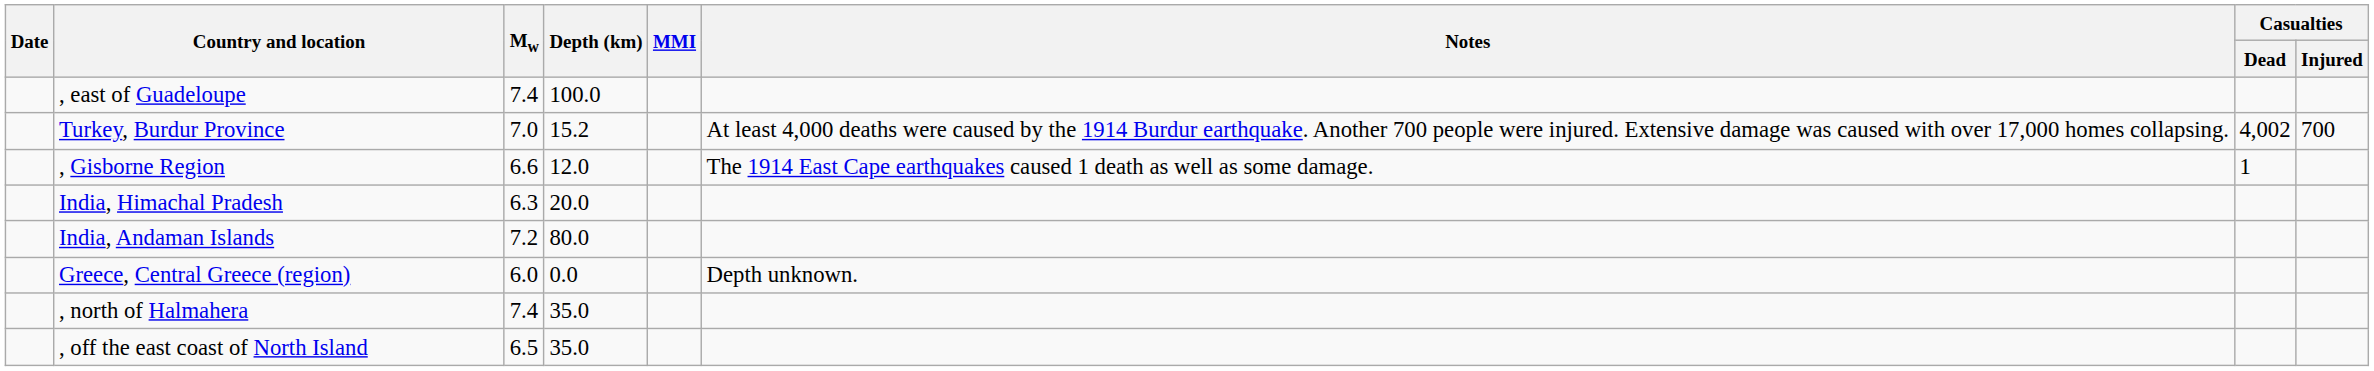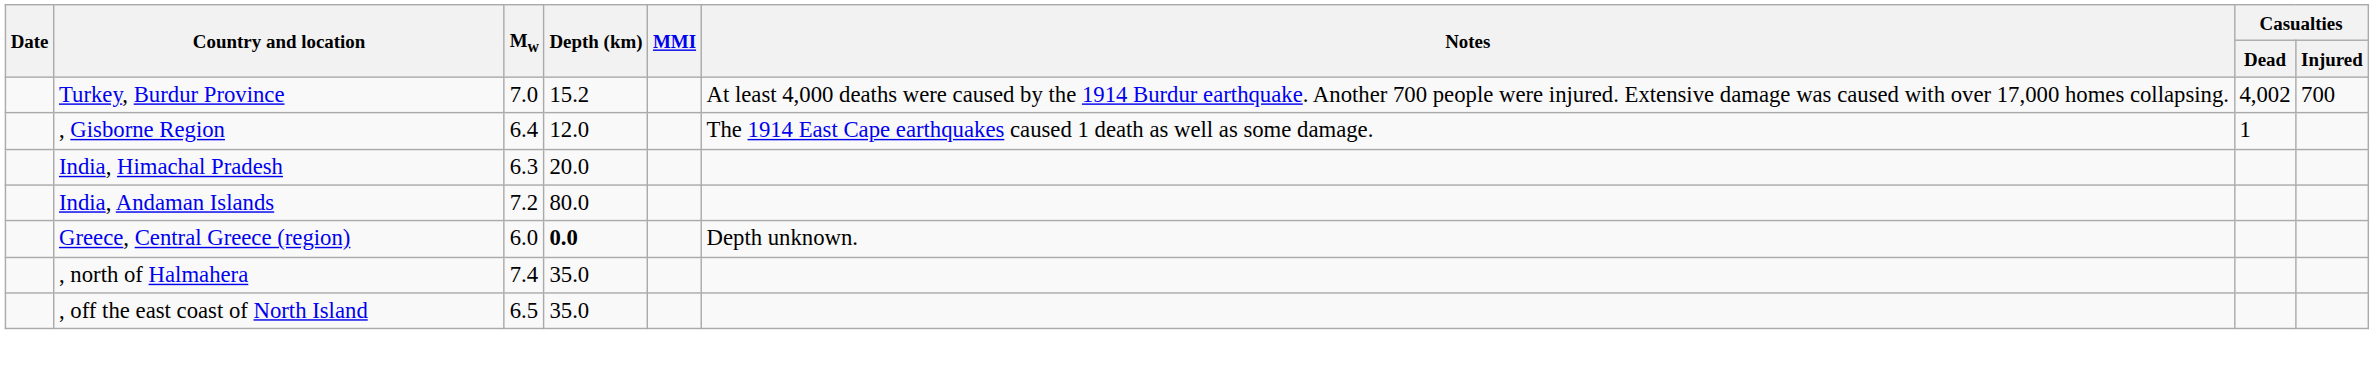- row: (152, 94)
(524, 166) 6.6 -> (524, 130) 6.4
(564, 274) normal -> (564, 238) bold
